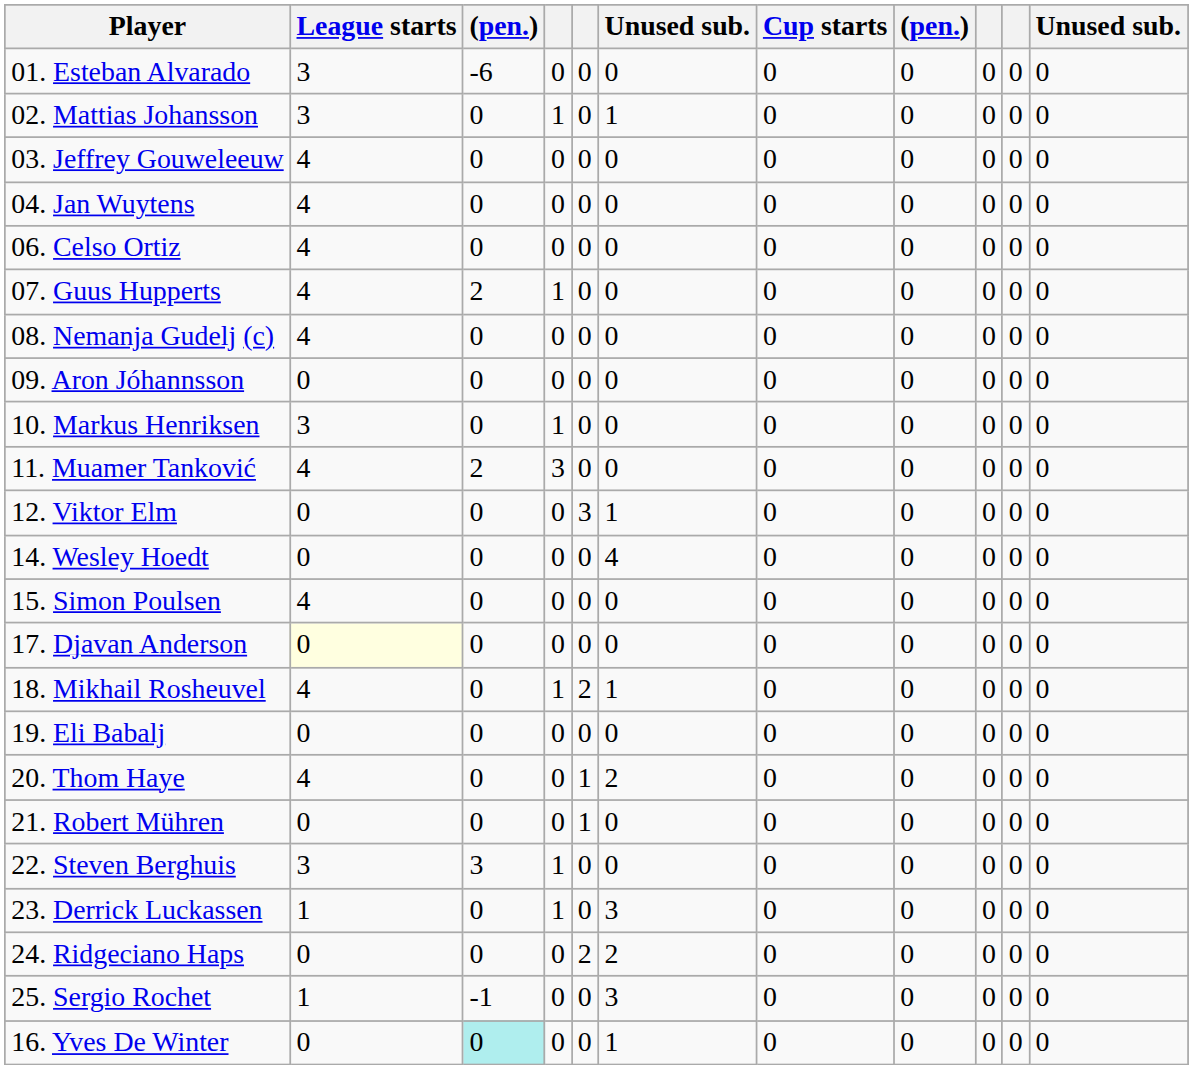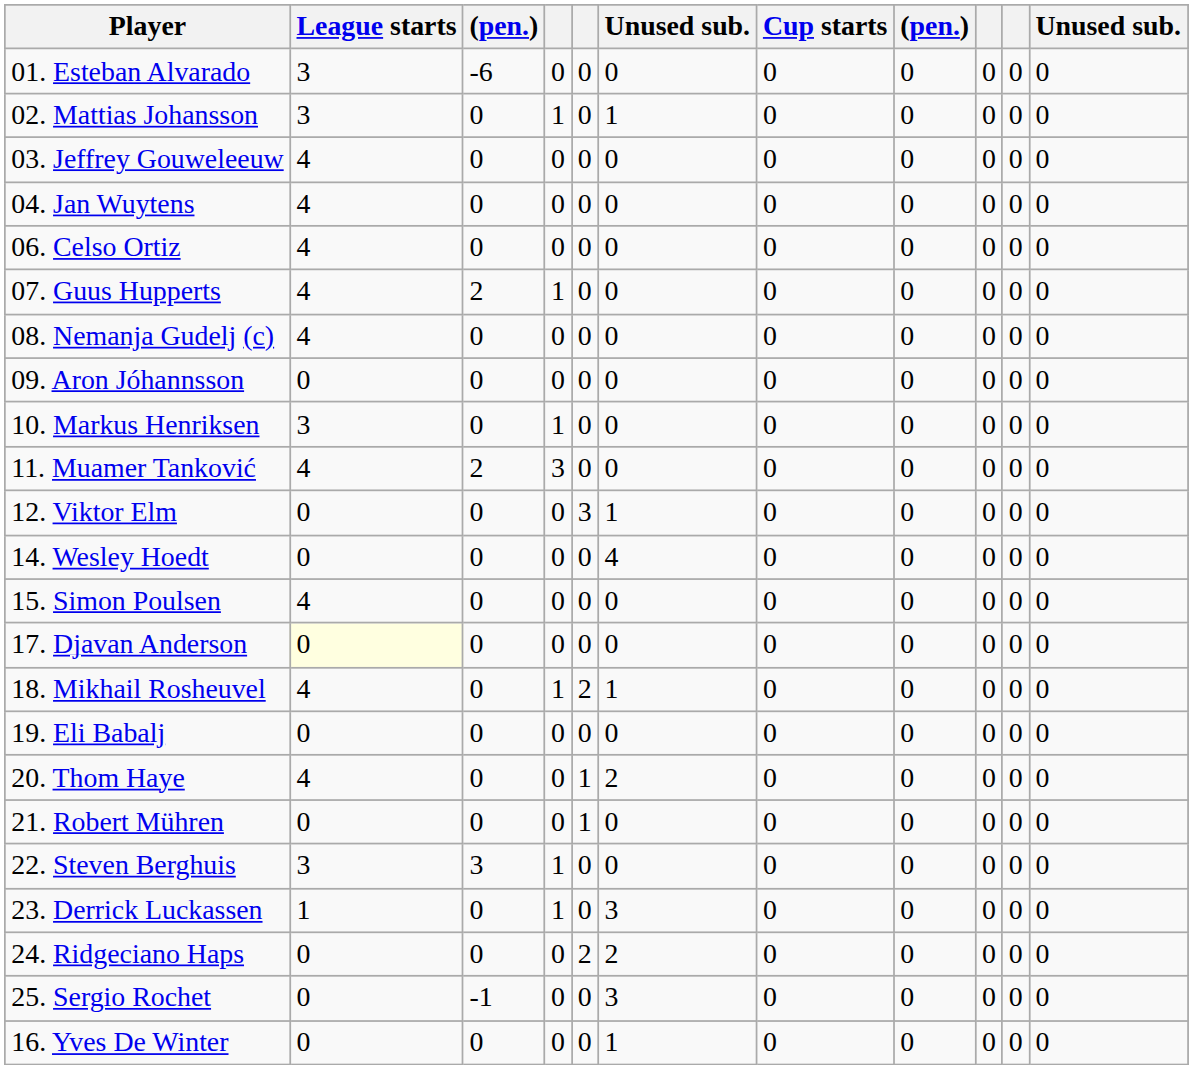(303, 997) 1 -> (303, 997) 0
(476, 1042) paleturquoise background -> (476, 1042) no background
